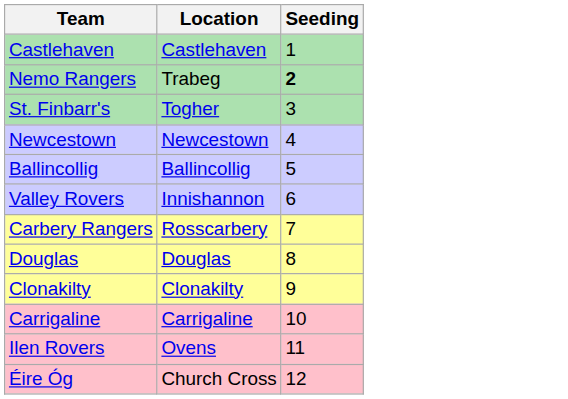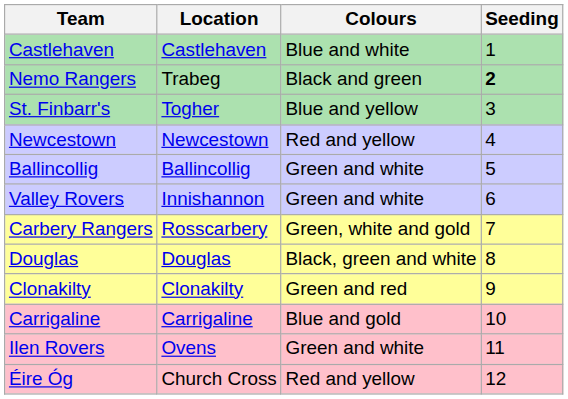+ column: (381, 19)
